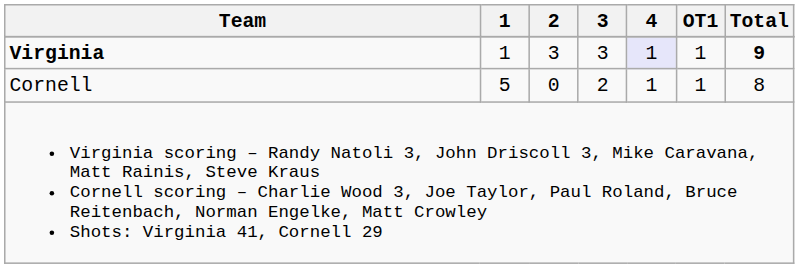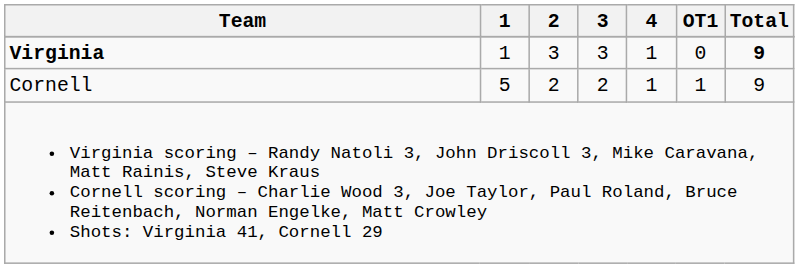(652, 53) lavender background -> (652, 53) no background
(700, 53) 1 -> (700, 53) 0
(554, 85) 0 -> (554, 85) 2
(759, 85) 8 -> (759, 85) 9
